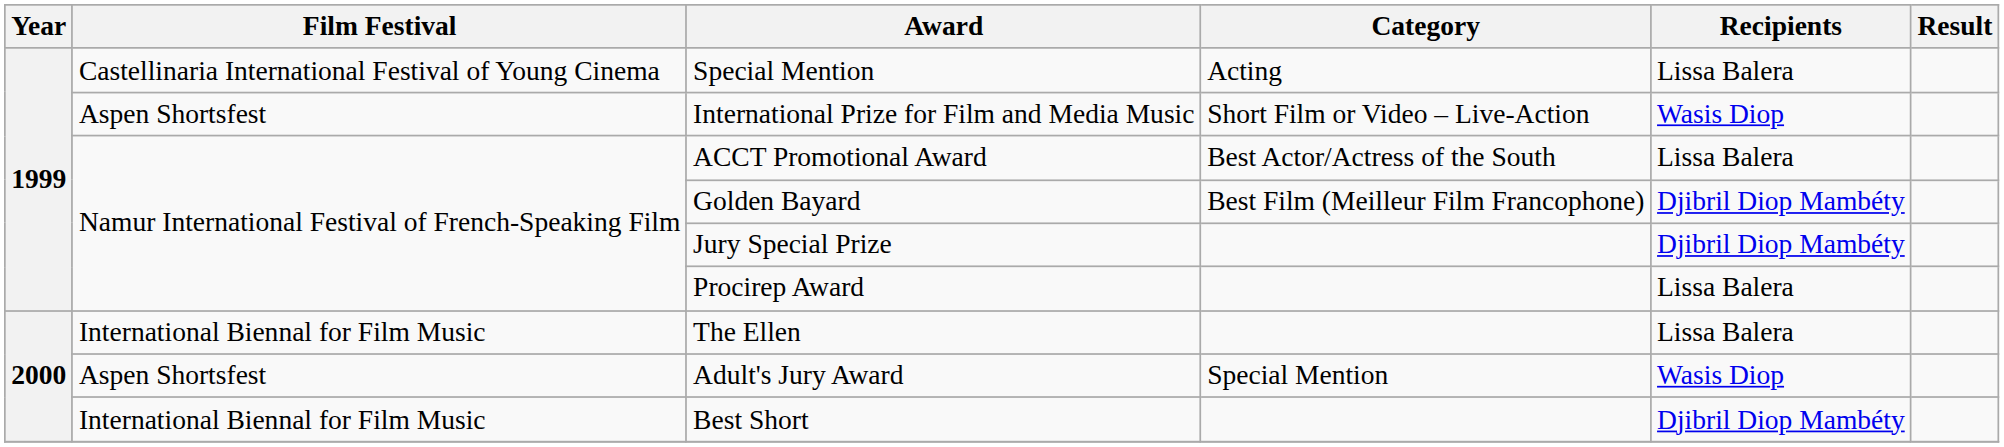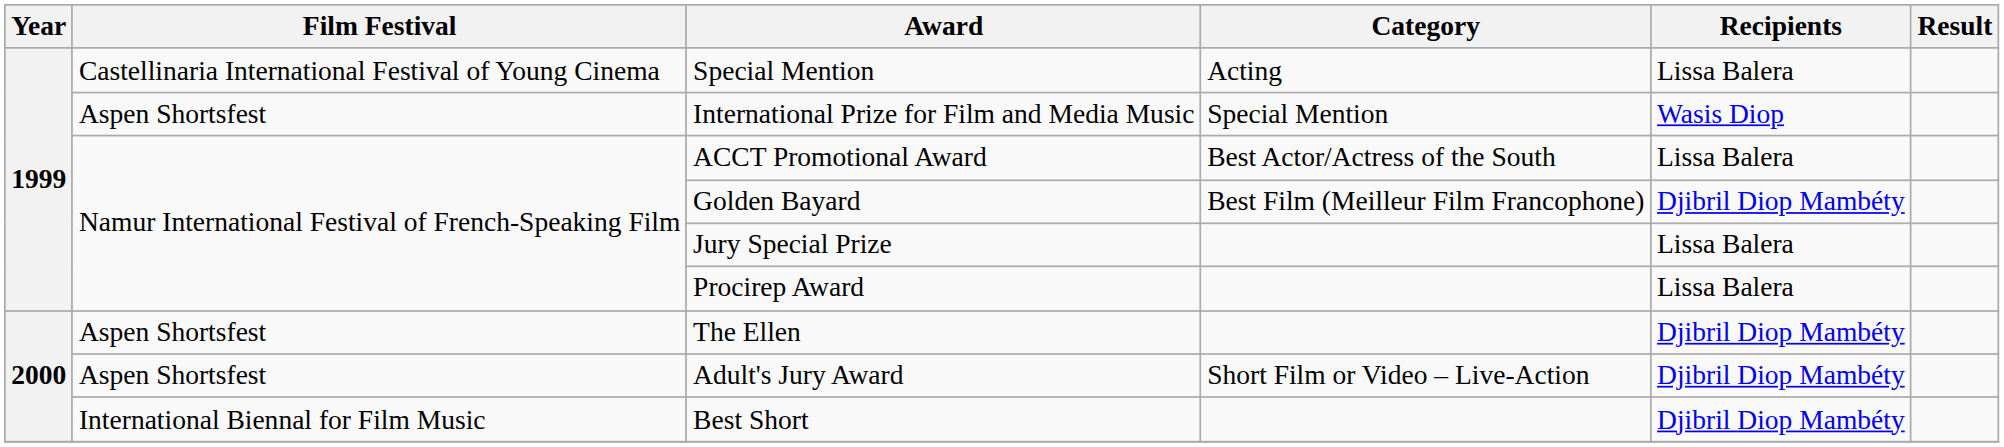(1398, 113) Short Film or Video – Live-Action -> (1298, 113) Special Mention
(1781, 244) Djibril Diop Mambéty -> (1725, 244) Lissa Balera
(282, 331) International Biennal for Film Music -> (173, 331) Aspen Shortsfest
(1725, 331) Lissa Balera -> (1781, 331) Djibril Diop Mambéty
(1298, 375) Special Mention -> (1398, 375) Short Film or Video – Live-Action
(1721, 375) Wasis Diop -> (1781, 375) Djibril Diop Mambéty
